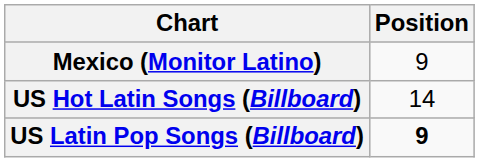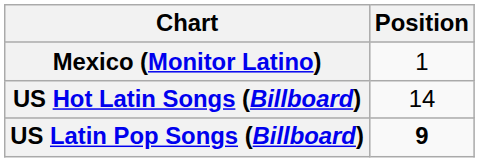(422, 61) 9 -> (422, 61) 1
